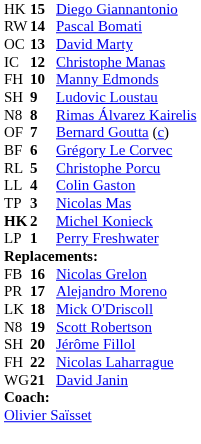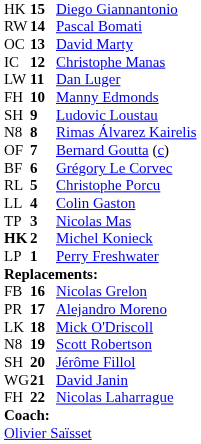+ row: (88, 79)
rows swapped: (92, 380) <-> (115, 362)
